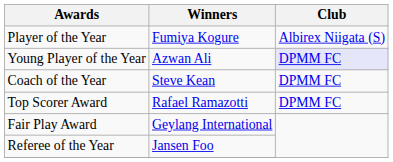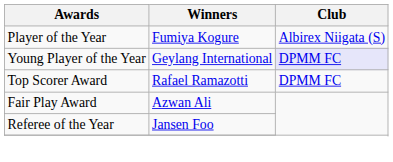(182, 59) Azwan Ali -> (212, 59) Geylang International
- row: (57, 80)
(212, 124) Geylang International -> (182, 102) Azwan Ali
